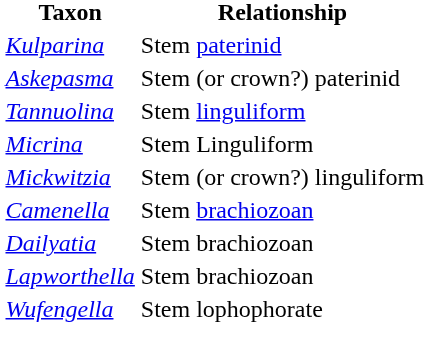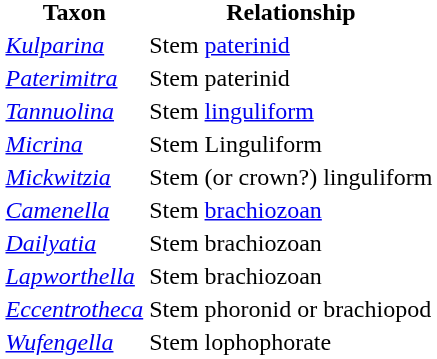+ row: (62, 77)
- row: (59, 77)
+ row: (74, 308)
